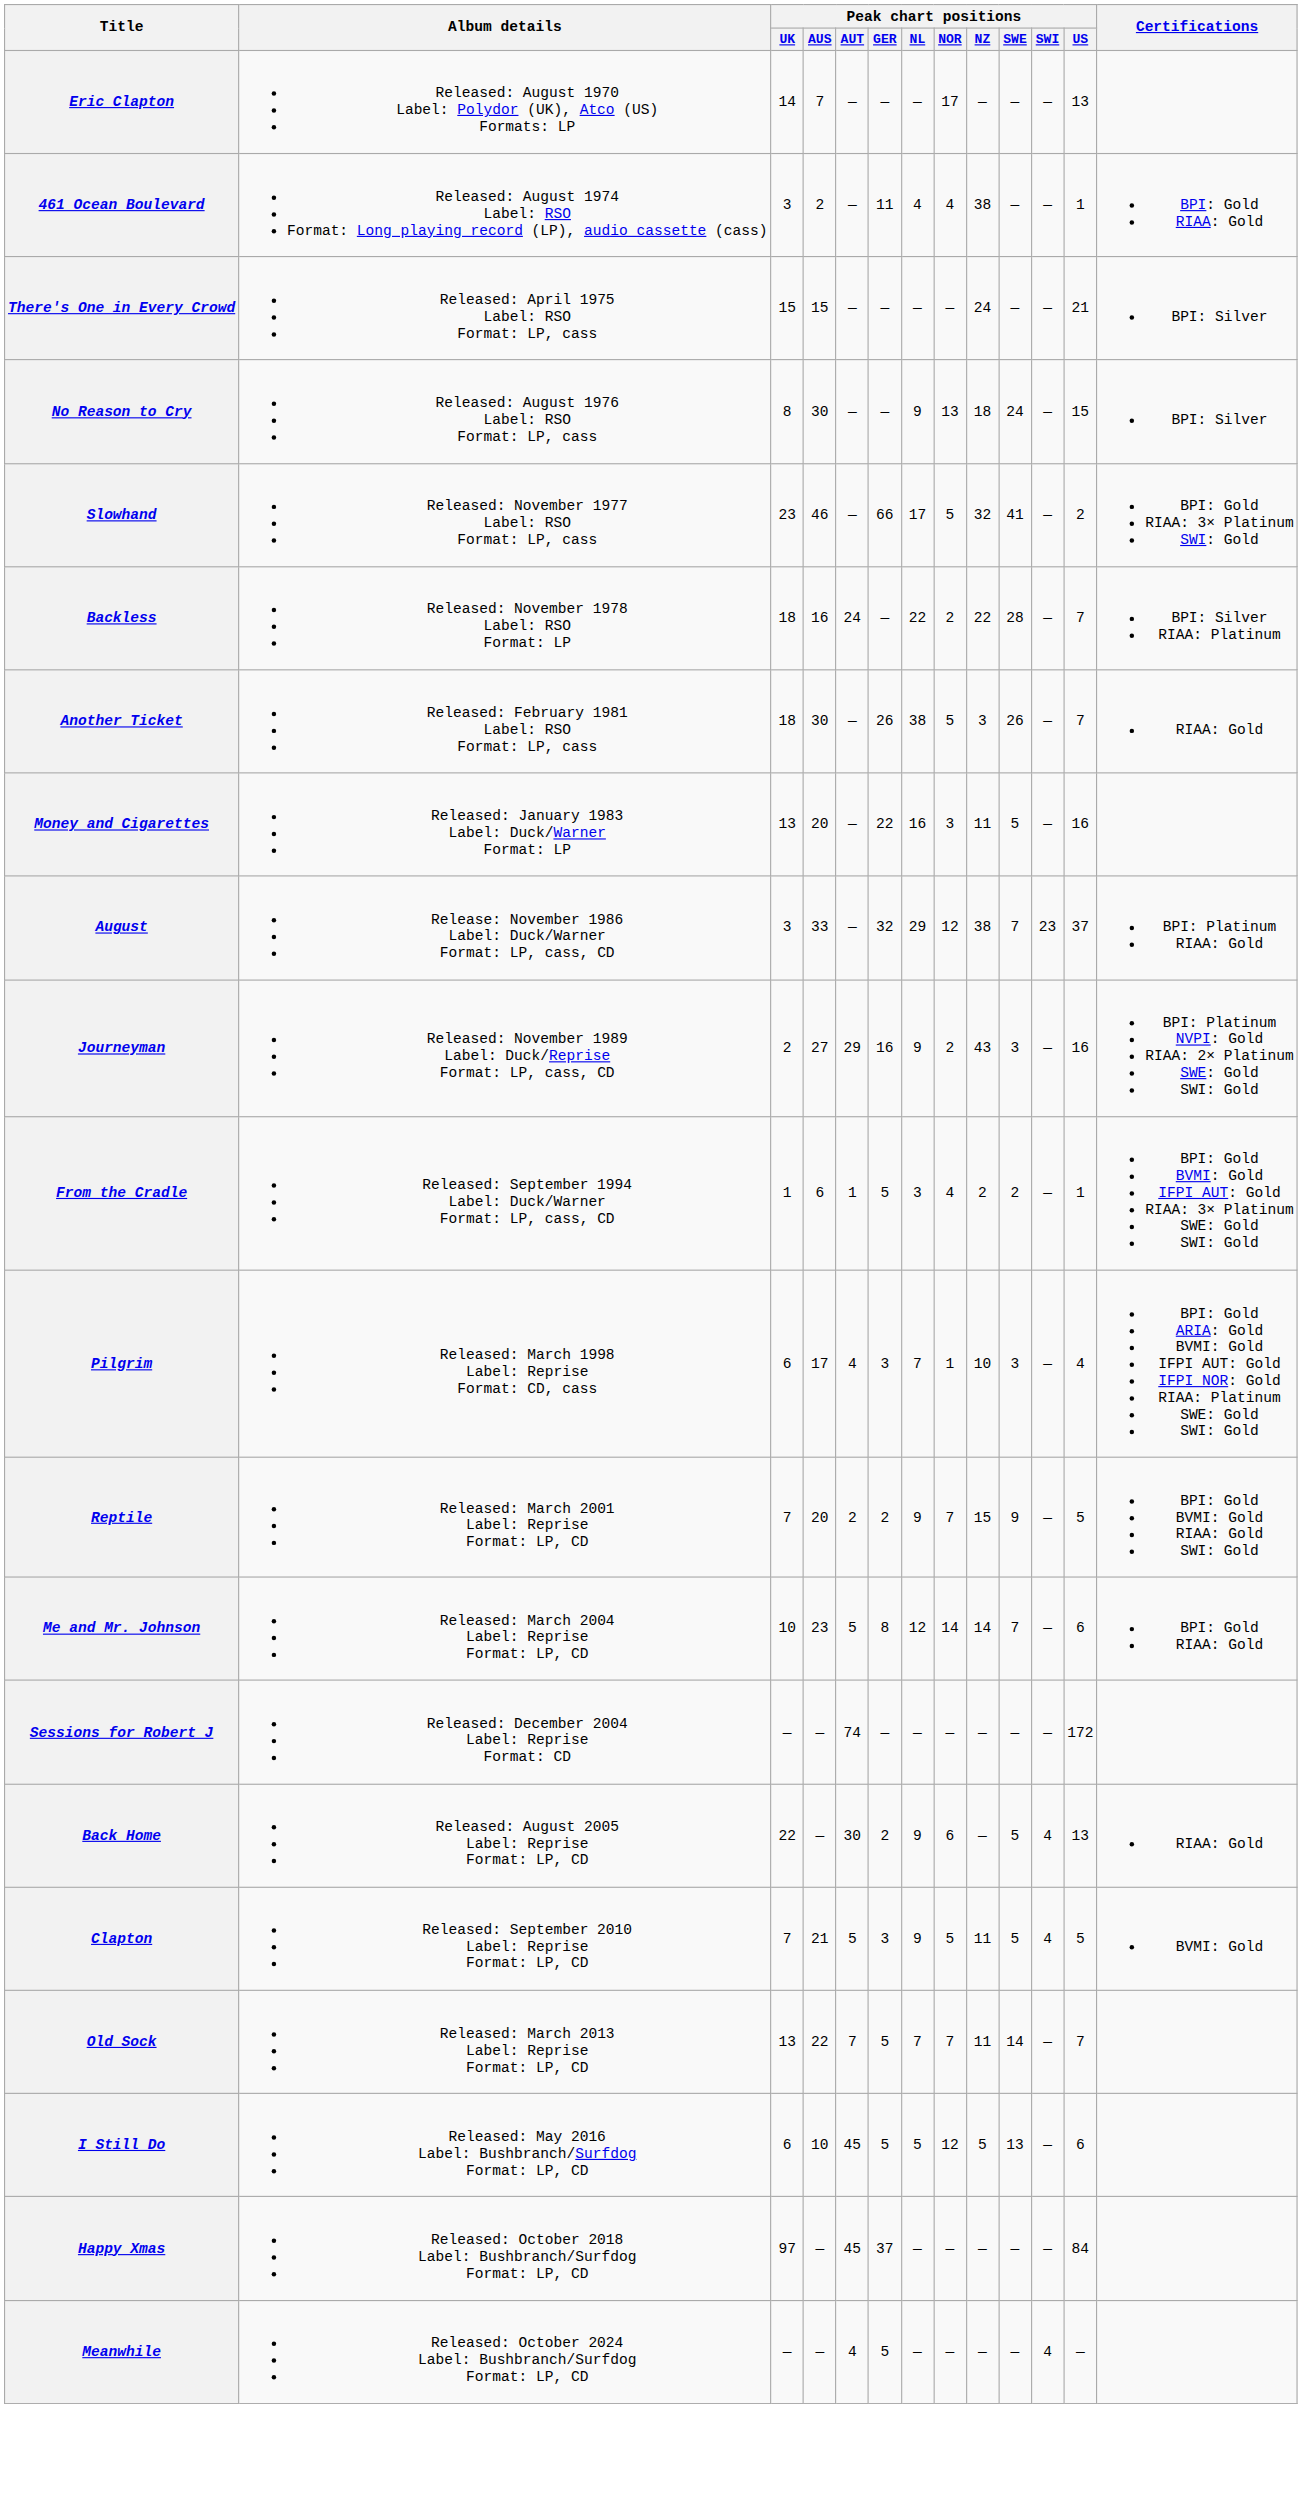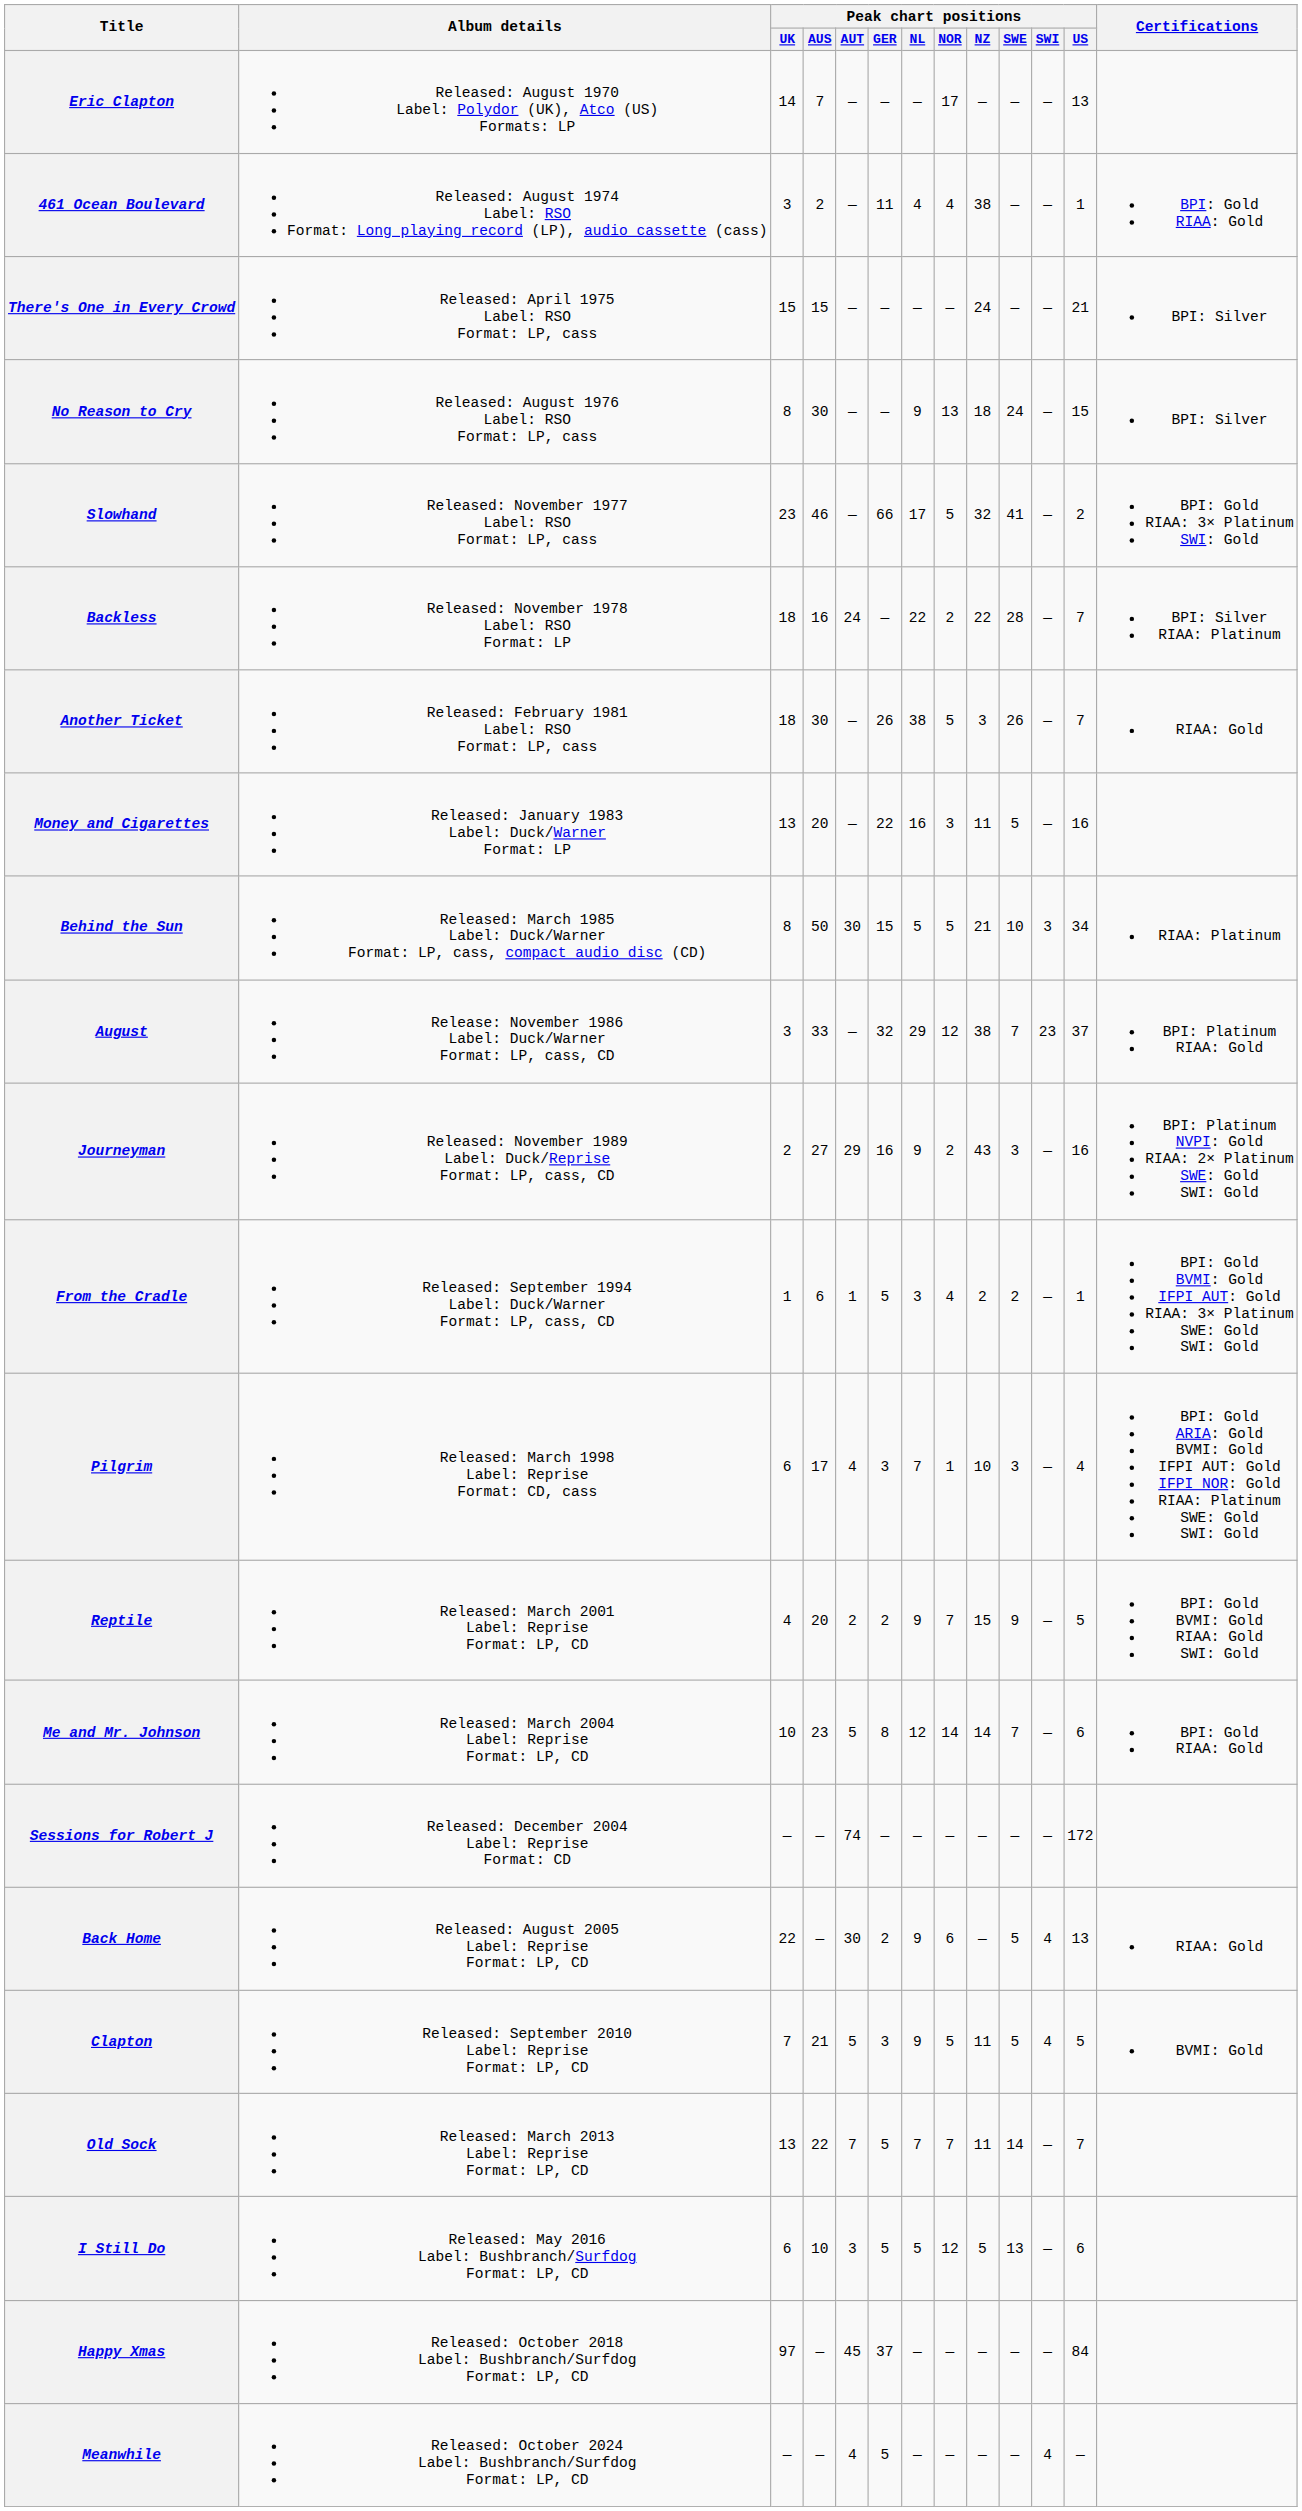+ row: (122, 928)
(787, 1517) 7 -> (787, 1621) 4
(852, 2145) 45 -> (852, 2248) 3
